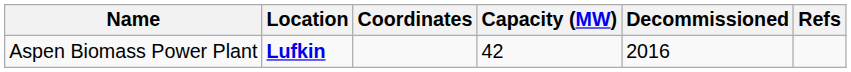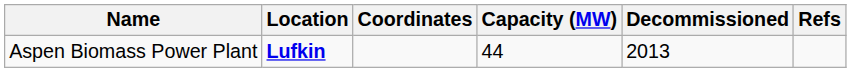(492, 51) 42 -> (492, 51) 44
(648, 51) 2016 -> (648, 51) 2013
